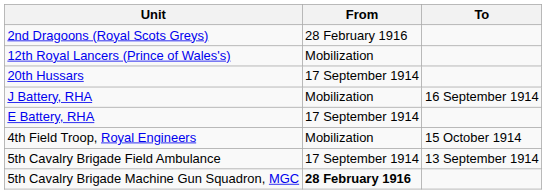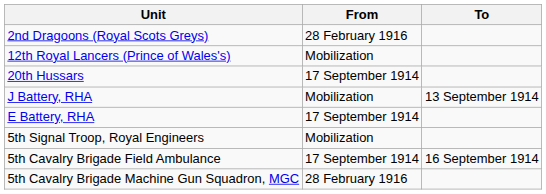(482, 96) 16 September 1914 -> (482, 96) 13 September 1914
- row: (102, 138)
+ row: (106, 138)
(482, 158) 13 September 1914 -> (482, 158) 16 September 1914
(358, 179) bold -> (356, 179) normal
